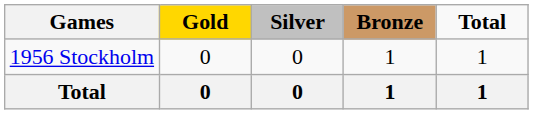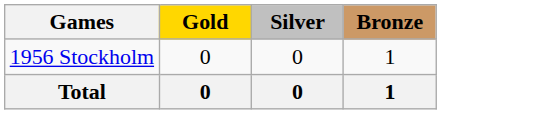- column: (482, 21)
